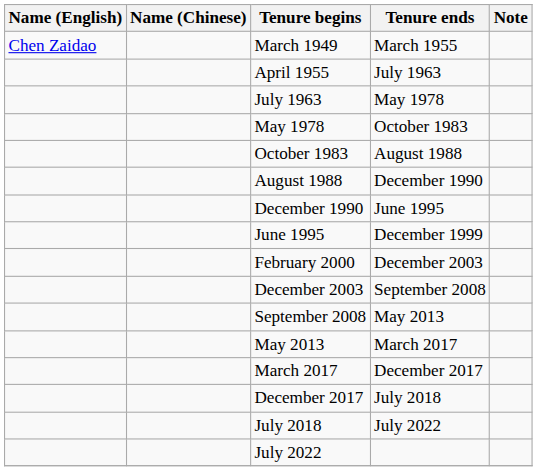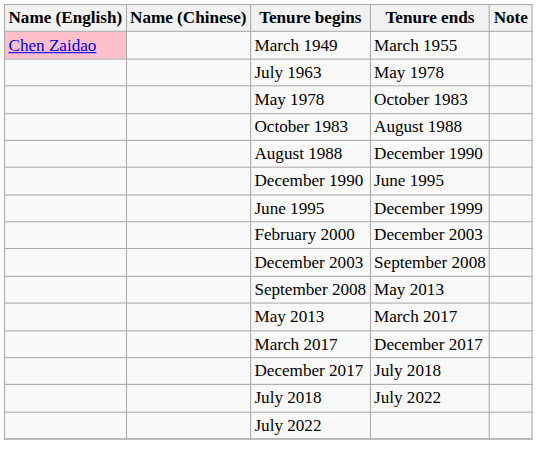(52, 45) no background -> (52, 45) pink background
- row: (292, 72)
